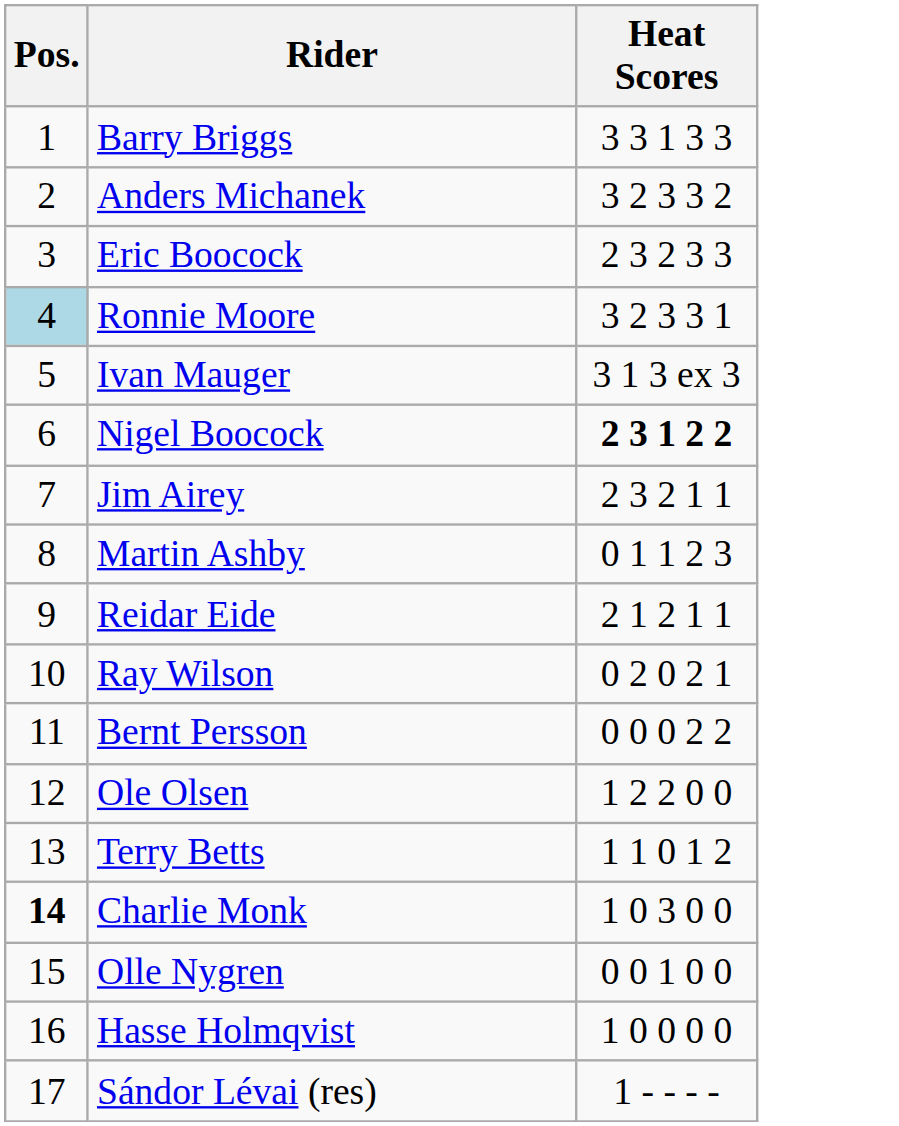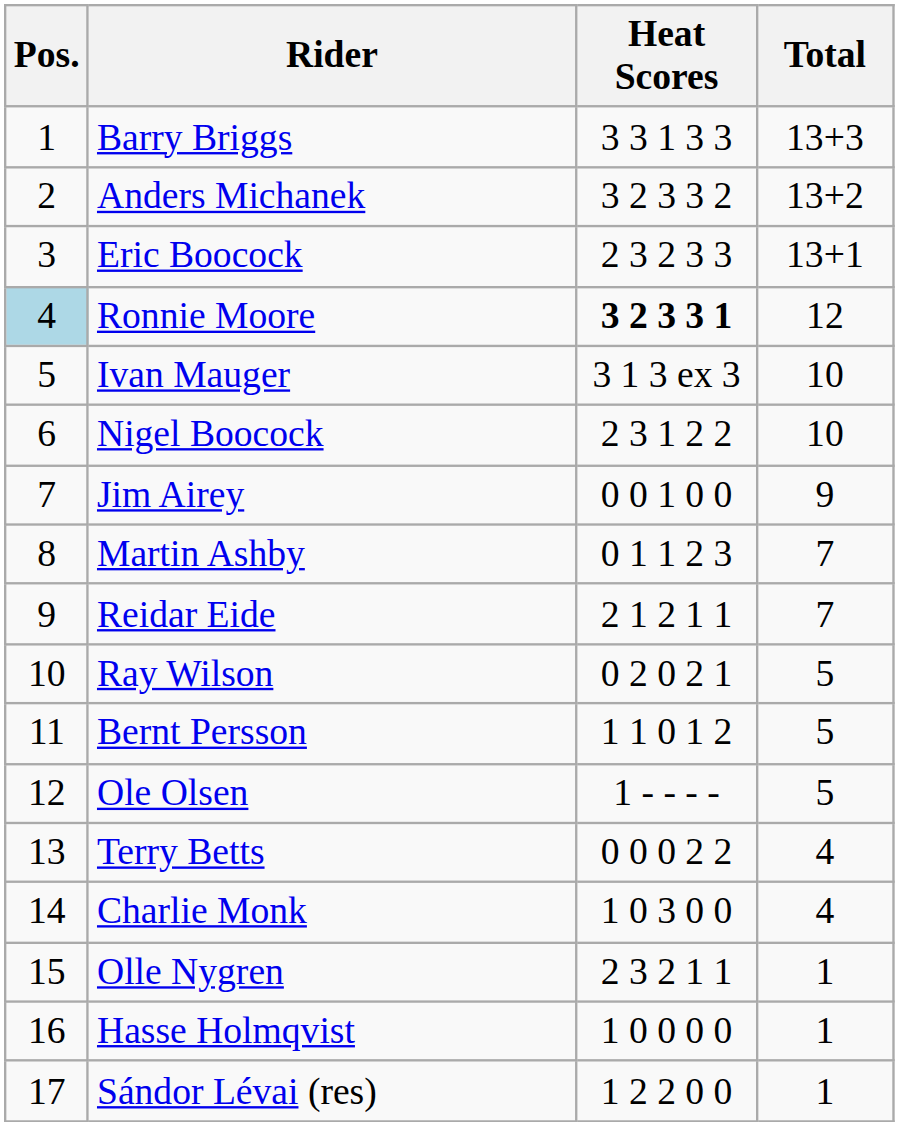+ column: (825, 55)
(667, 315) normal -> (667, 315) bold
(667, 434) bold -> (667, 434) normal
(667, 494) 2 3 2 1 1 -> (667, 494) 0 0 1 0 0
(667, 732) 0 0 0 2 2 -> (667, 732) 1 1 0 1 2
(667, 792) 1 2 2 0 0 -> (667, 792) 1 - - - -
(667, 851) 1 1 0 1 2 -> (667, 851) 0 0 0 2 2
(47, 911) bold -> (47, 911) normal
(667, 971) 0 0 1 0 0 -> (667, 971) 2 3 2 1 1
(667, 1090) 1 - - - - -> (667, 1090) 1 2 2 0 0
